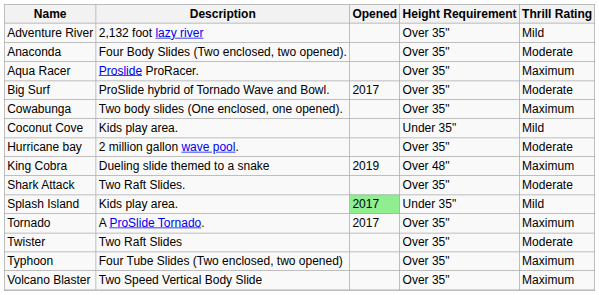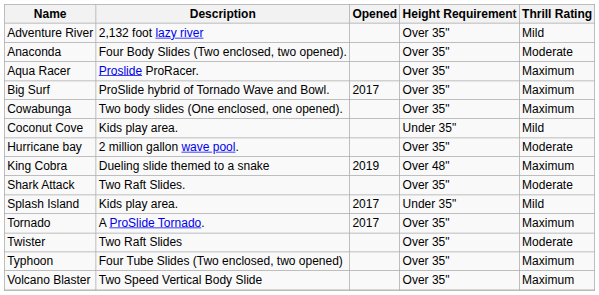(547, 90) Moderate -> (548, 90) Maximum
(366, 204) lightgreen background -> (366, 204) no background
